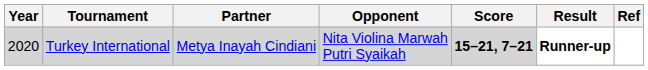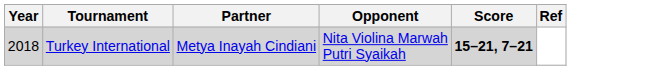- column: (575, 16)
(23, 46) 2020 -> (23, 46) 2018
